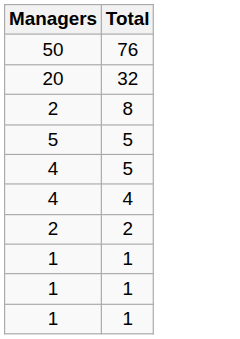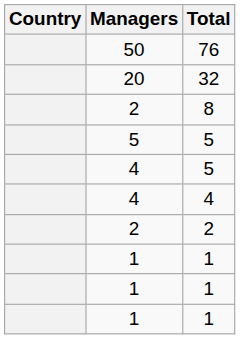+ column: (45, 19)
